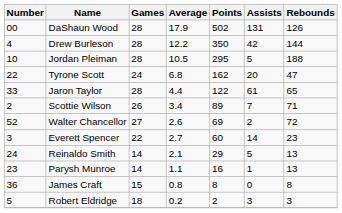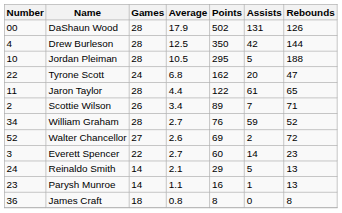(178, 44) 12.2 -> (178, 44) 12.5
(12, 91) 33 -> (12, 91) 11
+ row: (84, 122)
(137, 184) 15 -> (137, 200) 18
- row: (83, 200)
